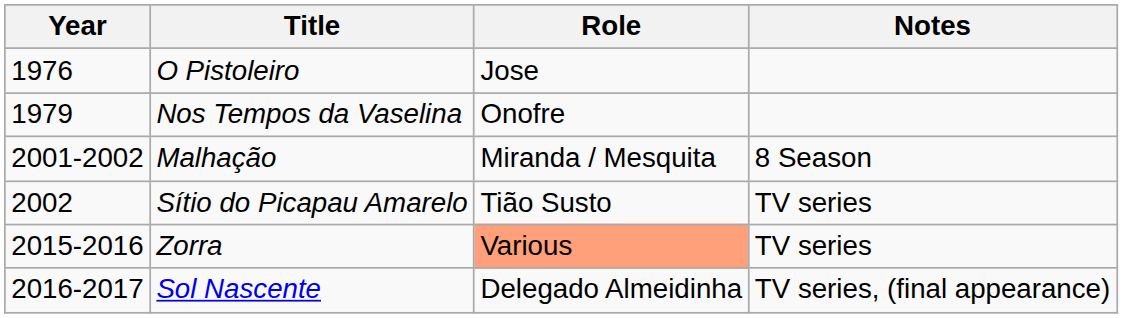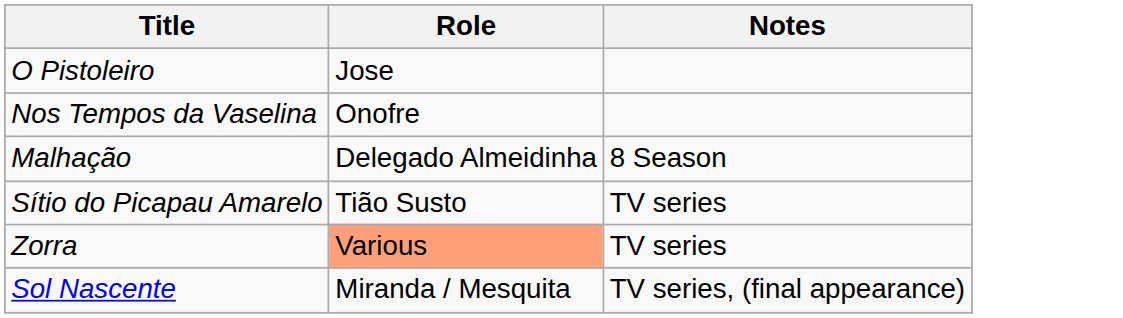- column: (77, 26)
(598, 158) Miranda / Mesquita -> (466, 158) Delegado Almeidinha
(611, 289) Delegado Almeidinha -> (453, 289) Miranda / Mesquita
